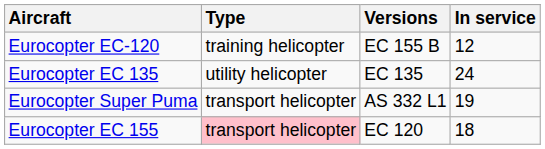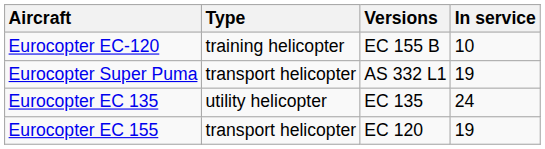(464, 46) 12 -> (464, 46) 10
rows swapped: (103, 102) <-> (83, 74)
(281, 130) pink background -> (281, 130) no background
(464, 130) 18 -> (464, 130) 19
